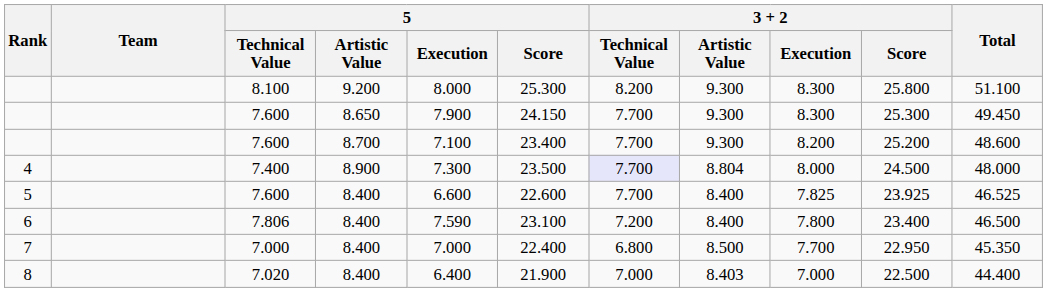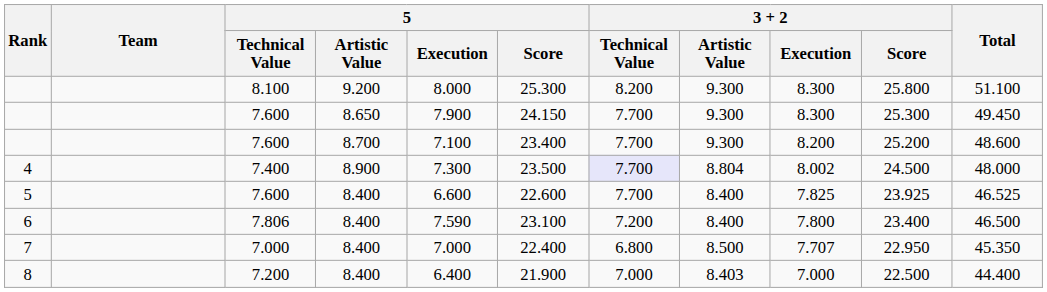(816, 168) 8.000 -> (816, 168) 8.002
(816, 247) 7.700 -> (816, 247) 7.707
(271, 273) 7.020 -> (271, 273) 7.200
